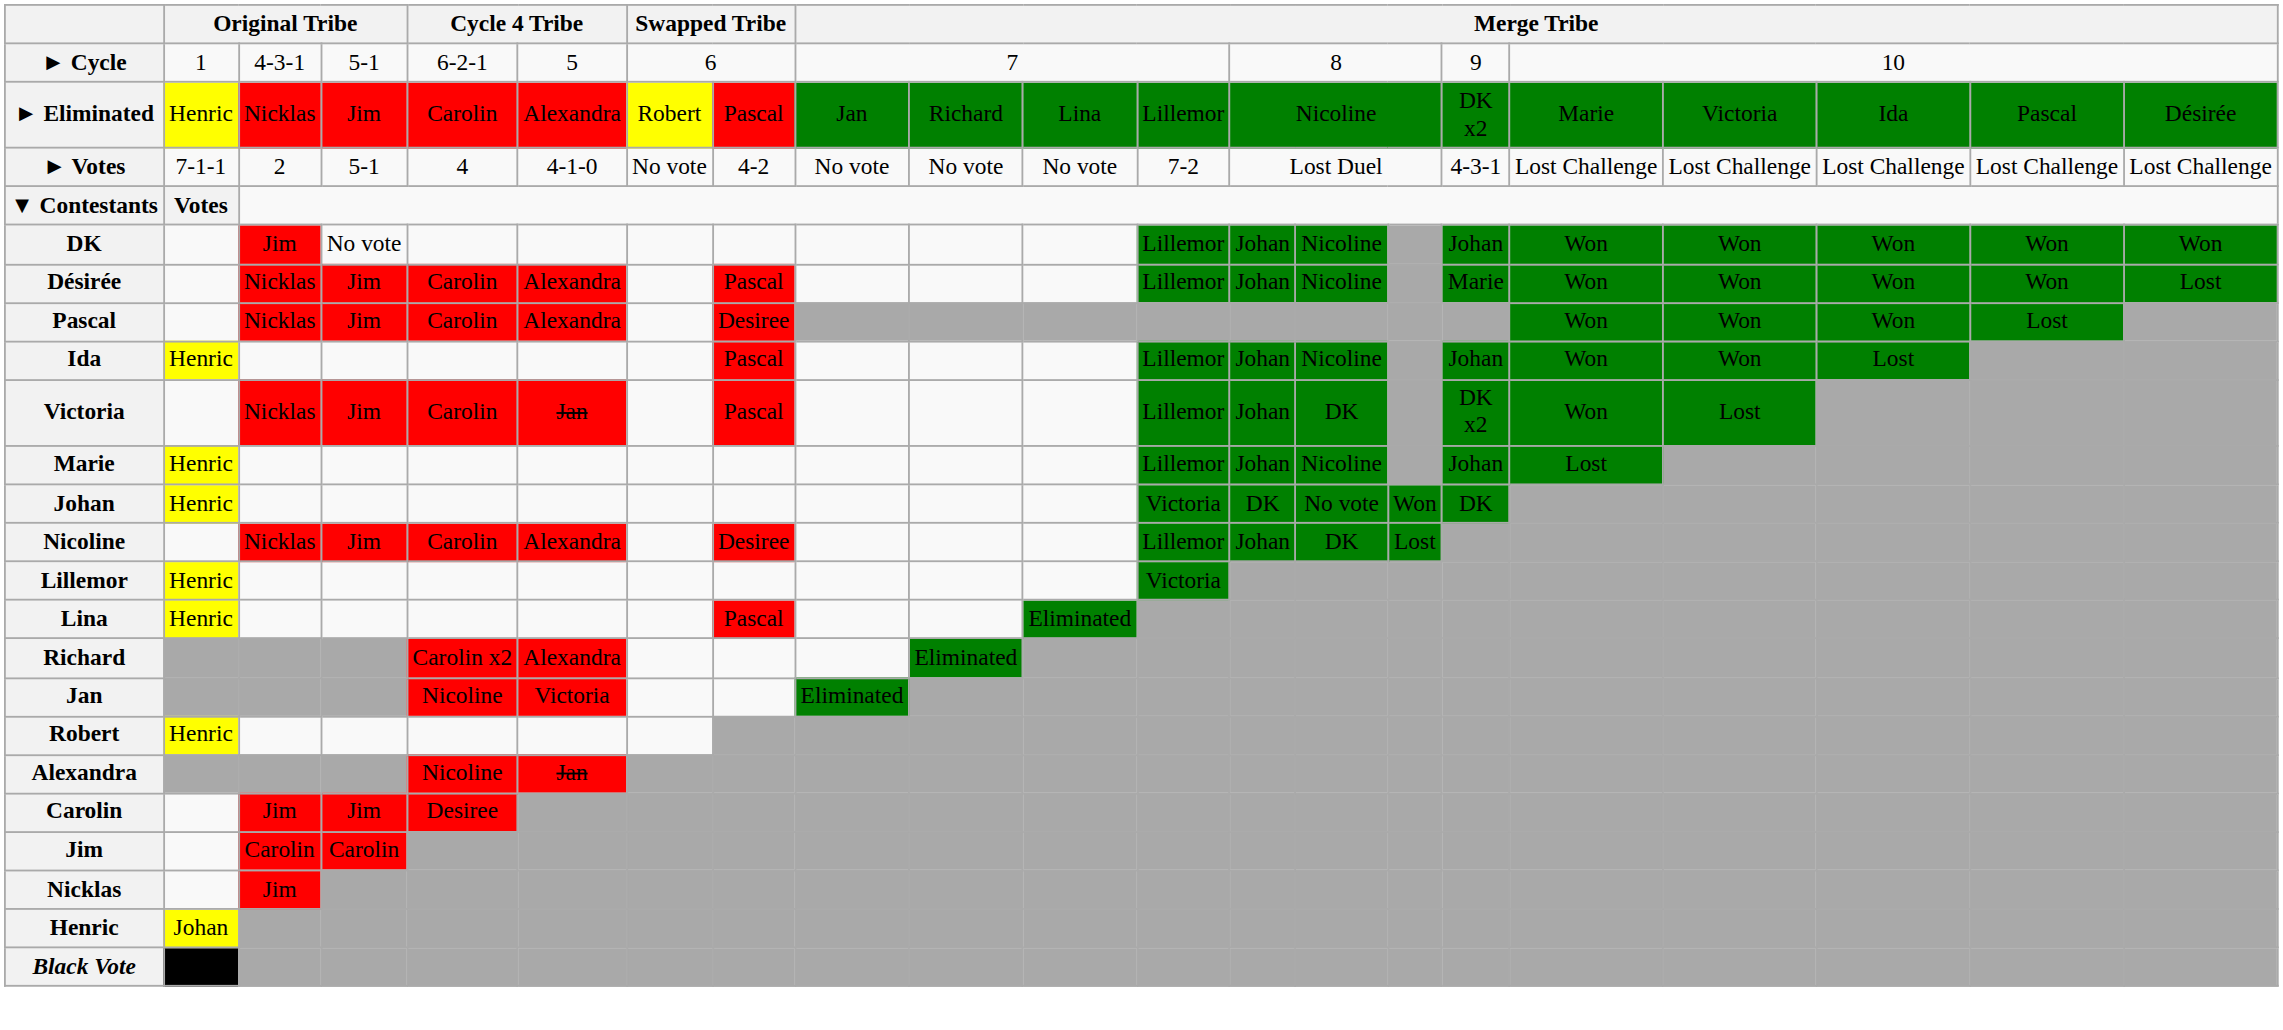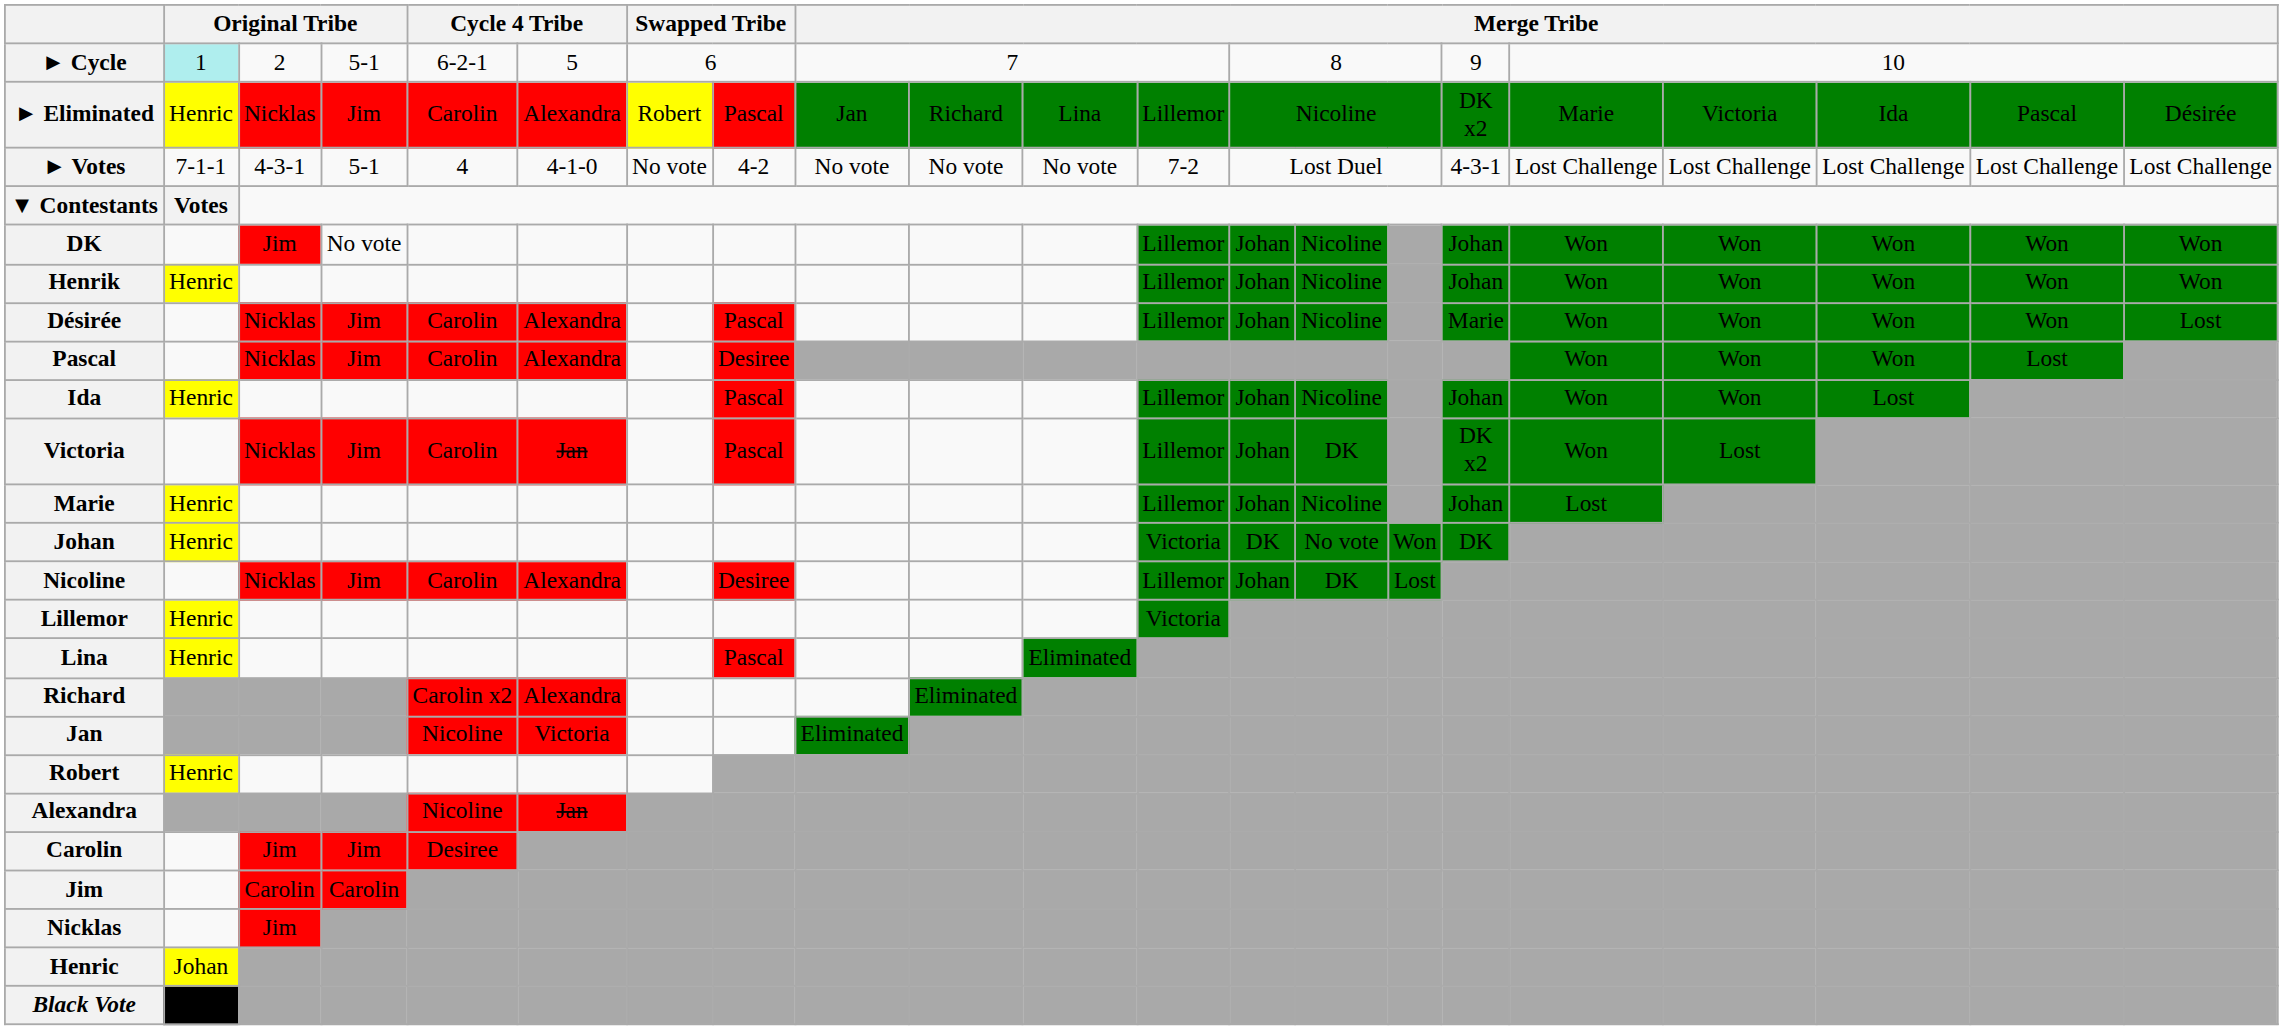(201, 62) no background -> (201, 62) paleturquoise background
(280, 62) 4-3-1 -> (280, 62) 2
(280, 166) 2 -> (280, 166) 4-3-1
+ row: (84, 282)
